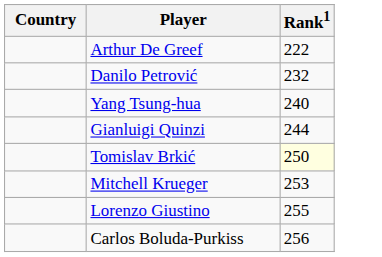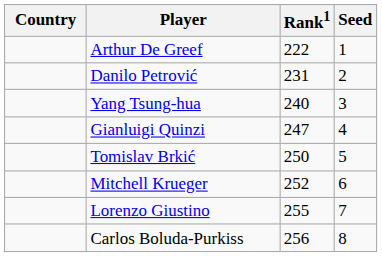+ column: (355, 20)
(296, 76) 232 -> (296, 76) 231
(296, 130) 244 -> (296, 130) 247
(296, 157) lightyellow background -> (296, 157) no background
(296, 183) 253 -> (296, 183) 252
